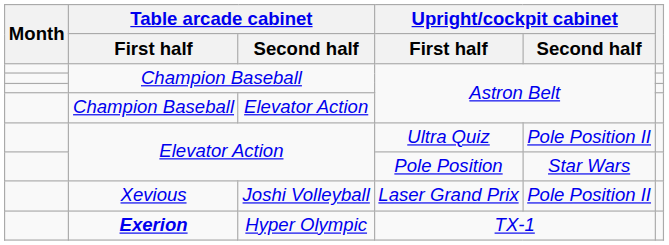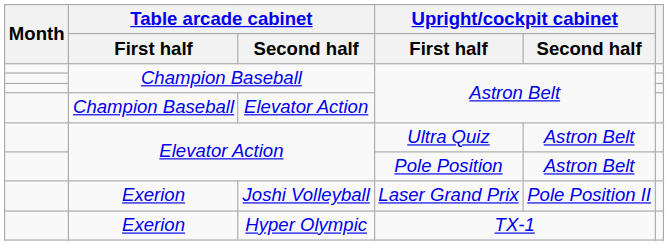(589, 136) Pole Position II -> (589, 136) Astron Belt
(589, 166) Star Wars -> (589, 166) Astron Belt
(154, 195) Xevious -> (154, 195) Exerion
(154, 225) bold -> (154, 225) normal
